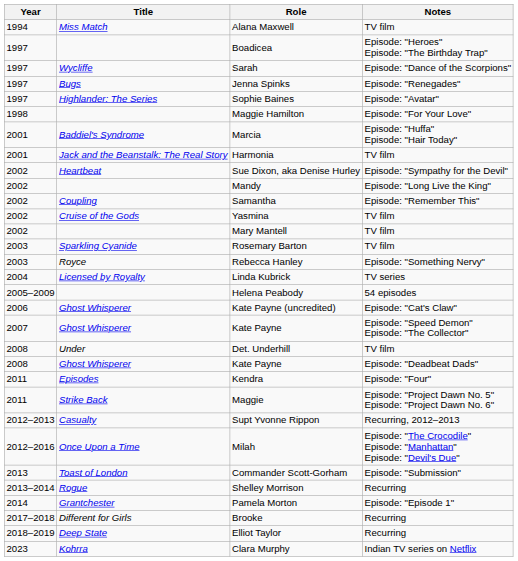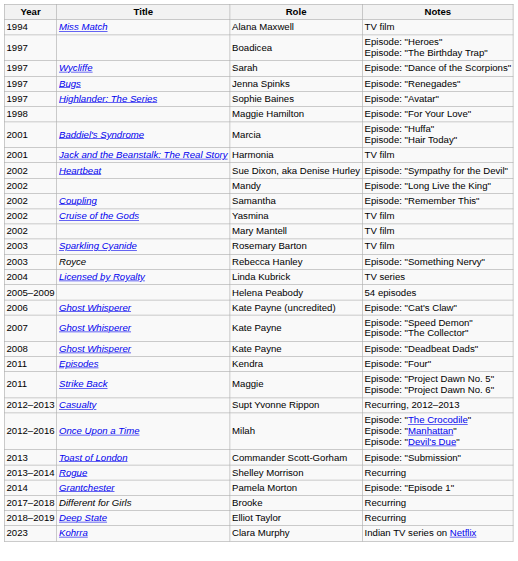- row: (261, 349)
